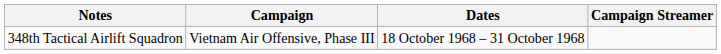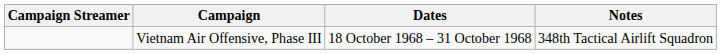columns swapped: (652, 15) <-> (95, 15)
